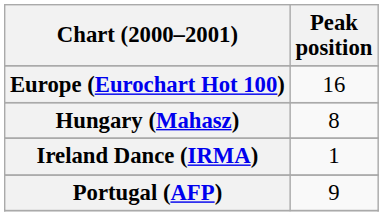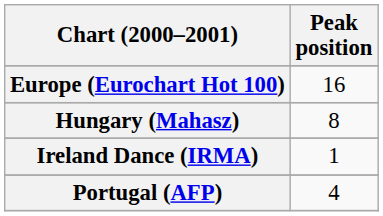(334, 192) 9 -> (334, 192) 4
